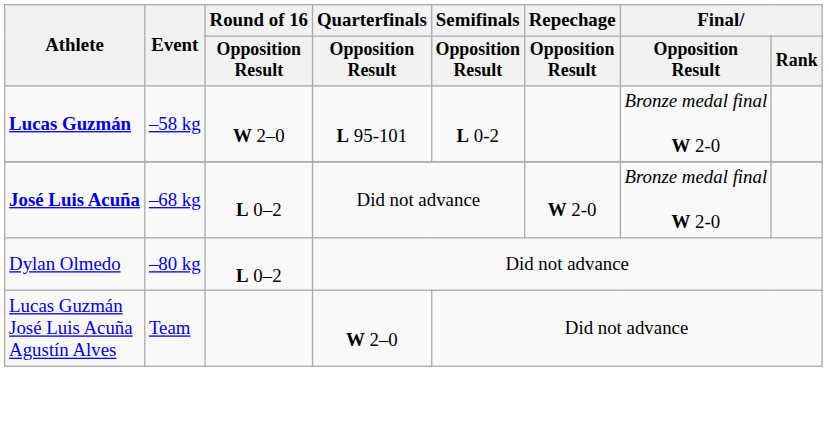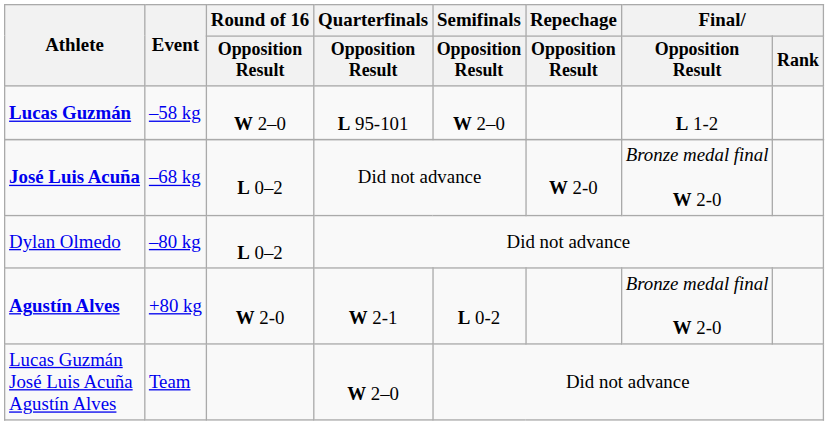(478, 135) L 0-2 -> (479, 124) W 2–0
(696, 124) Bronze medal final W 2-0 -> (697, 124) L 1-2
+ row: (64, 306)
